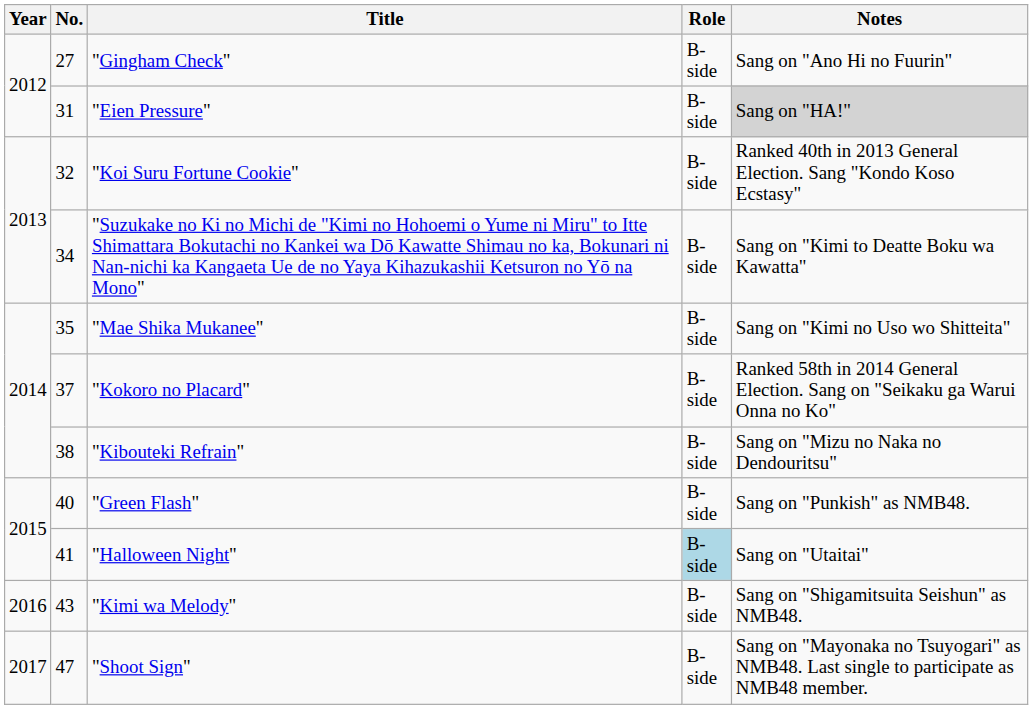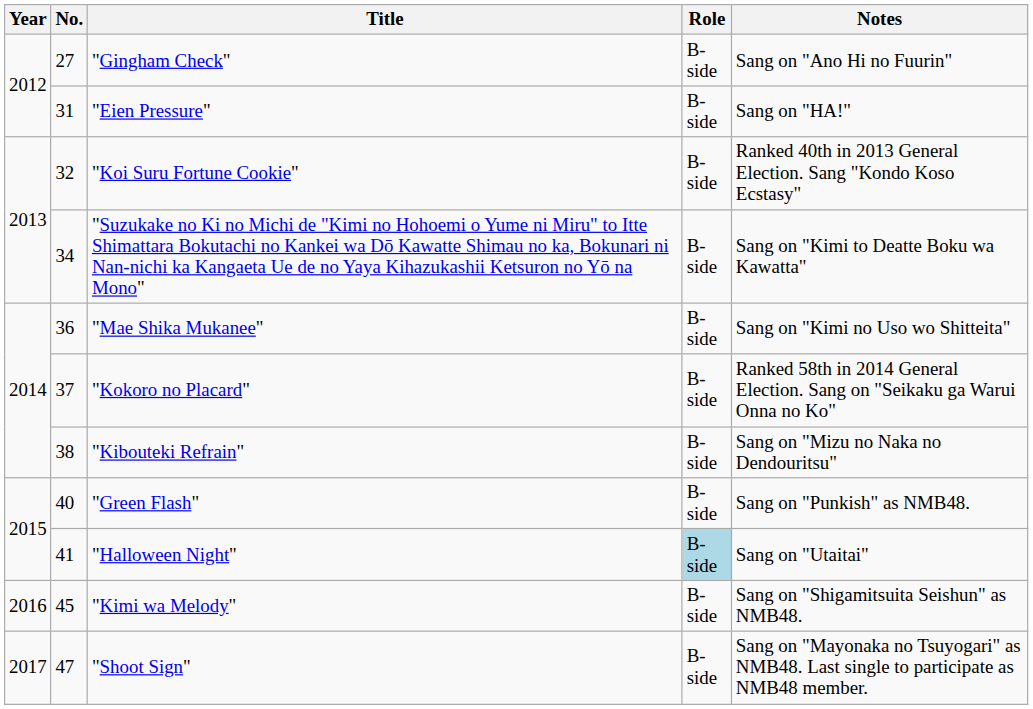(793, 111) lightgrey background -> (793, 111) no background
(65, 328) 35 -> (65, 328) 36
(65, 605) 43 -> (65, 605) 45
